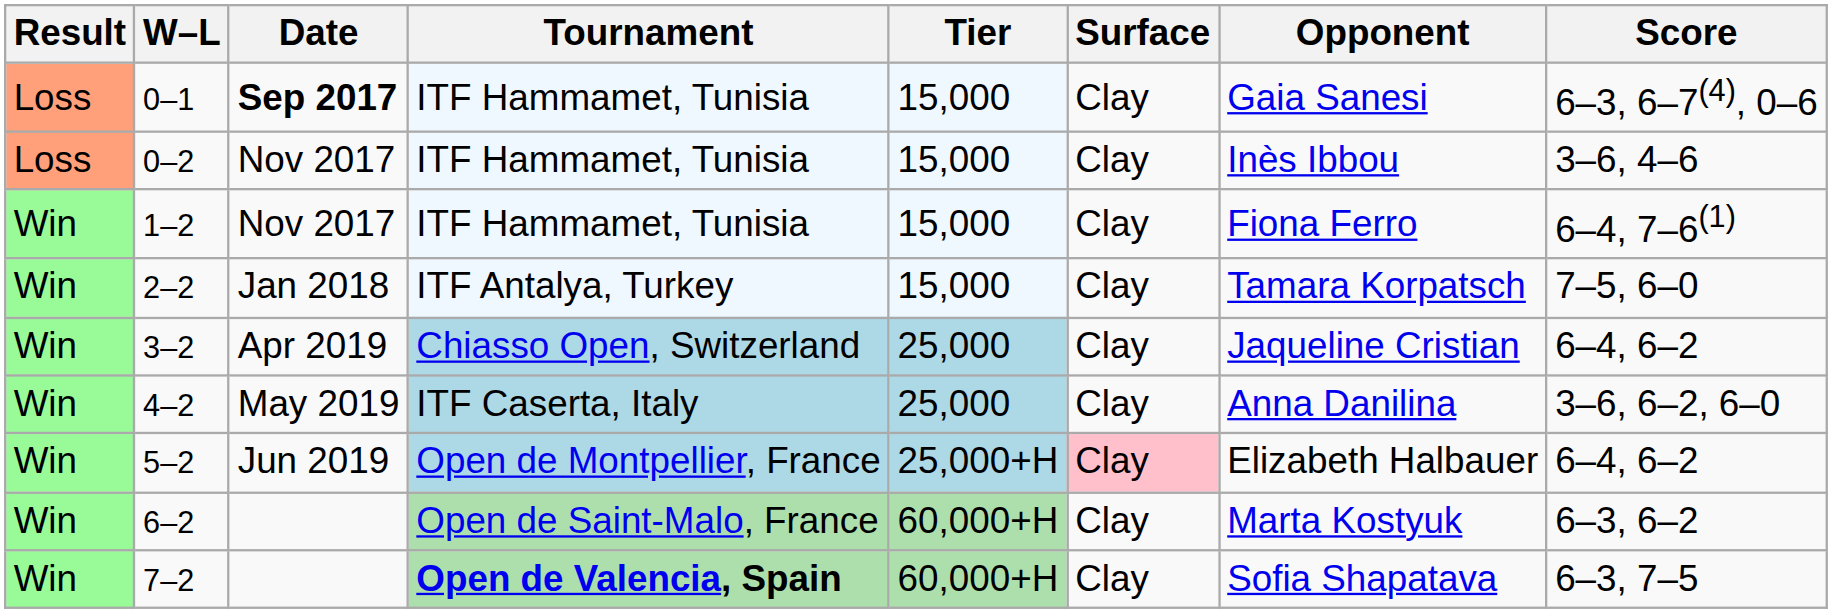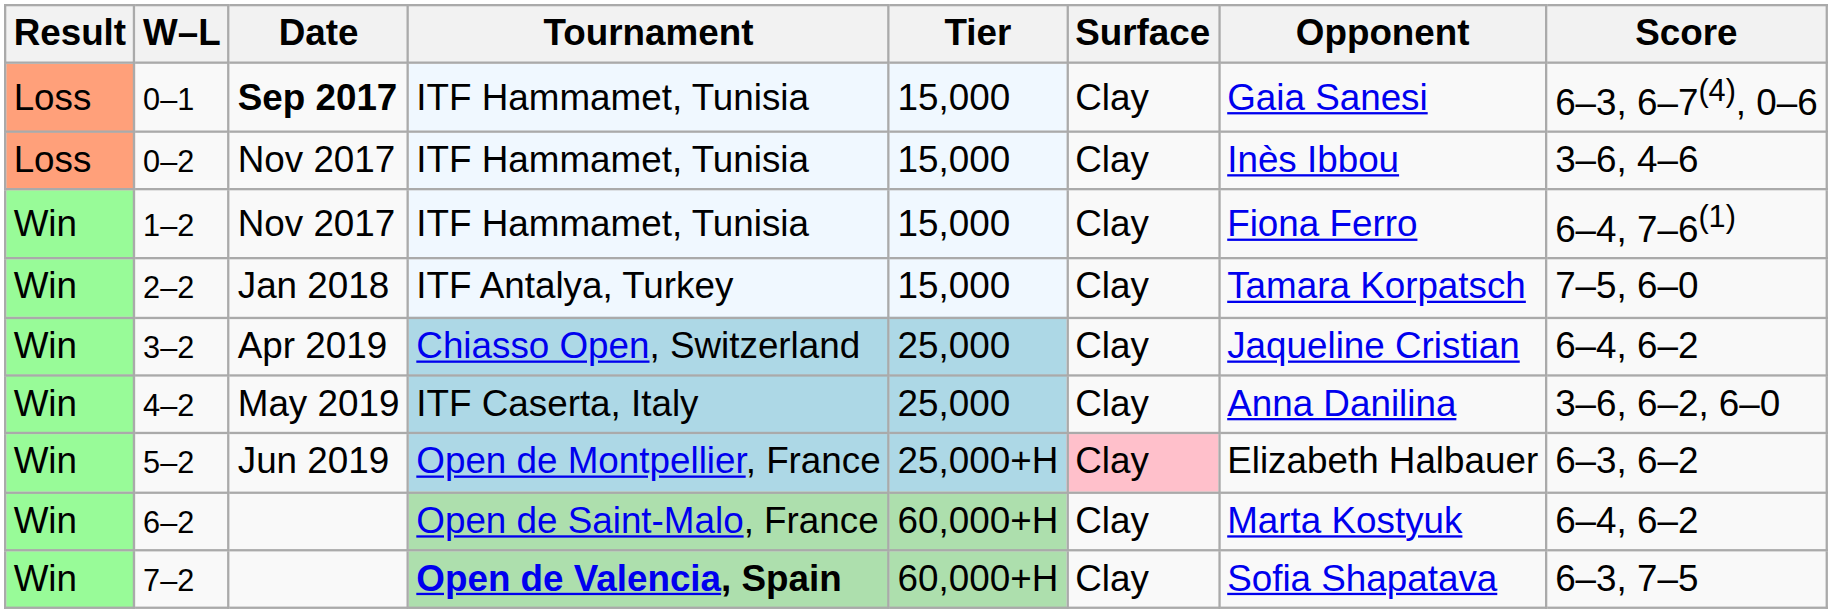(1627, 462) 6–4, 6–2 -> (1627, 462) 6–3, 6–2
(1627, 520) 6–3, 6–2 -> (1627, 520) 6–4, 6–2
